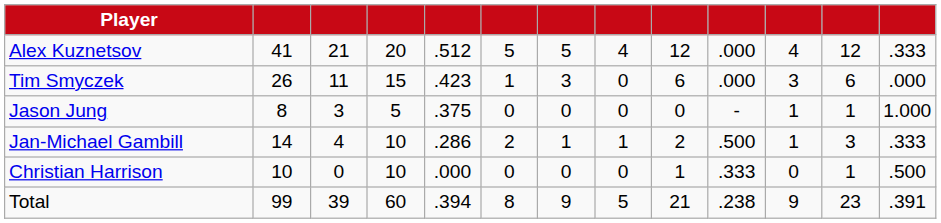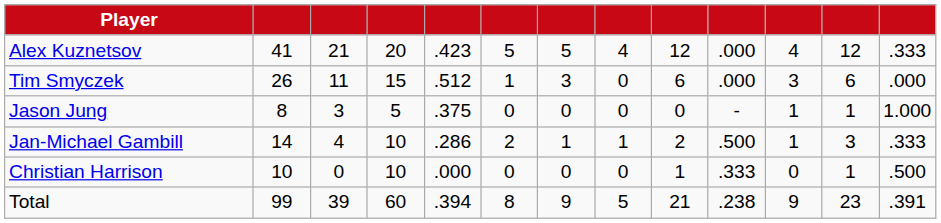(452, 50) .512 -> (452, 50) .423
(452, 80) .423 -> (452, 80) .512
